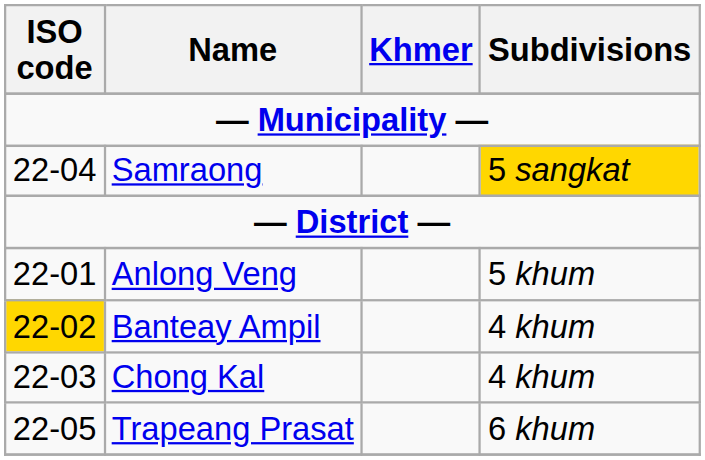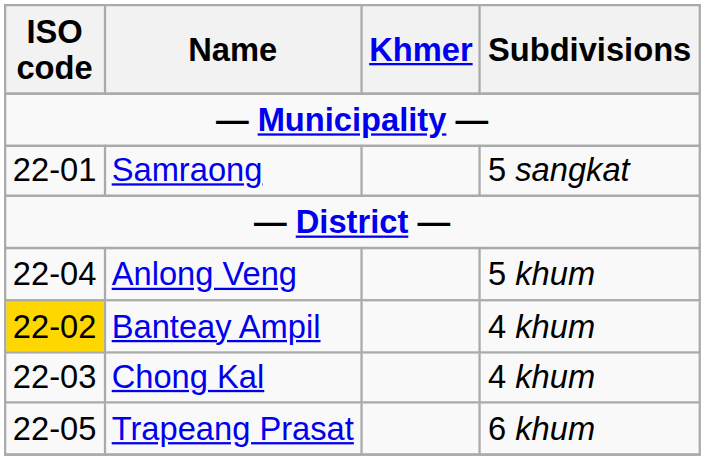(55, 171) 22-04 -> (55, 171) 22-01
(559, 171) gold background -> (559, 171) no background
(55, 274) 22-01 -> (55, 274) 22-04
